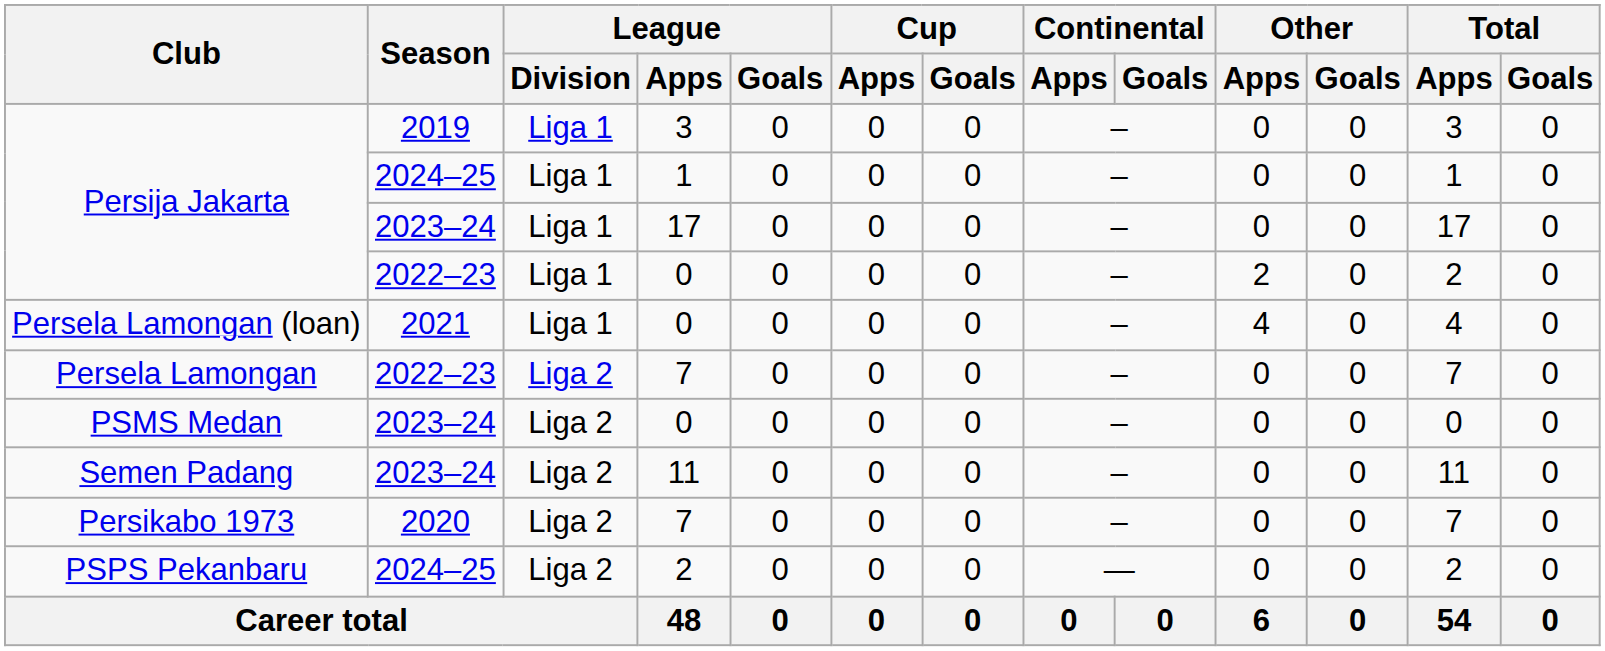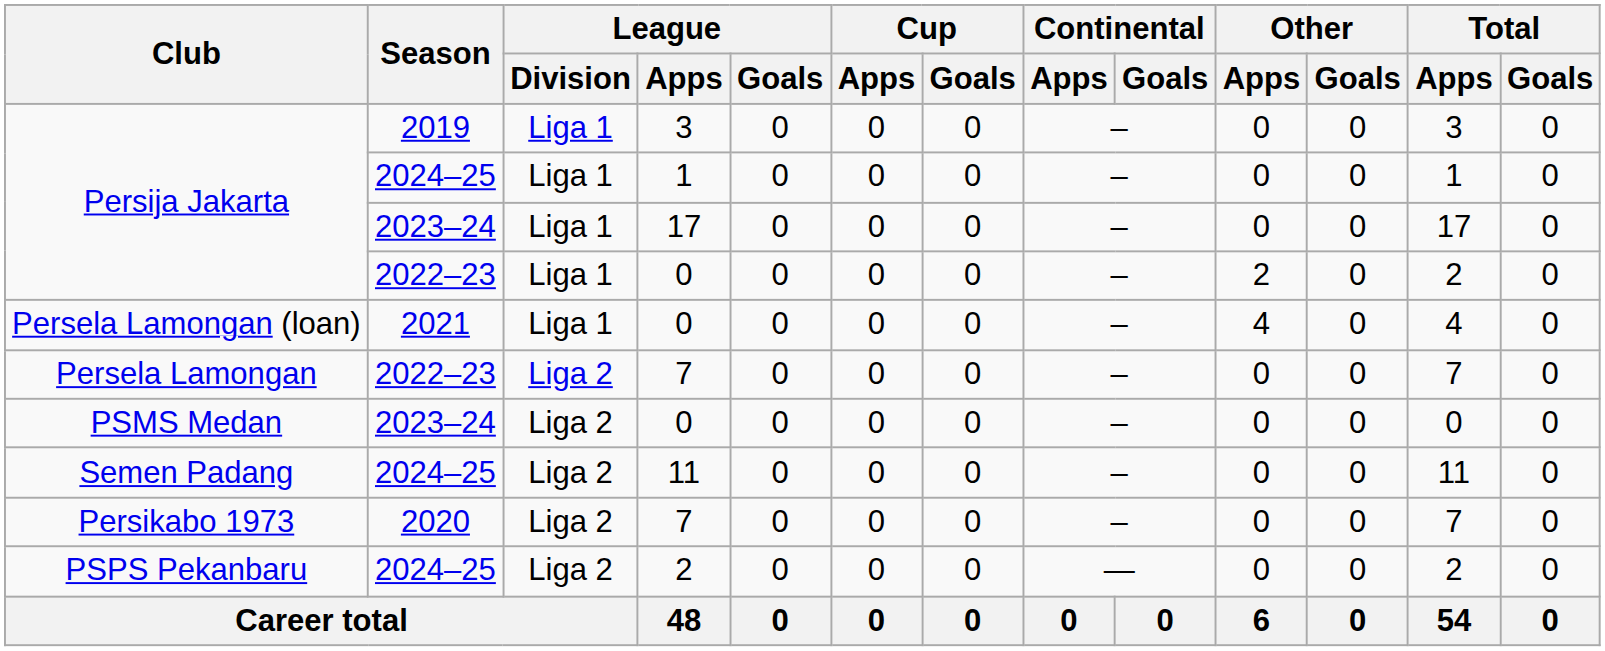(435, 472) 2023–24 -> (435, 472) 2024–25
